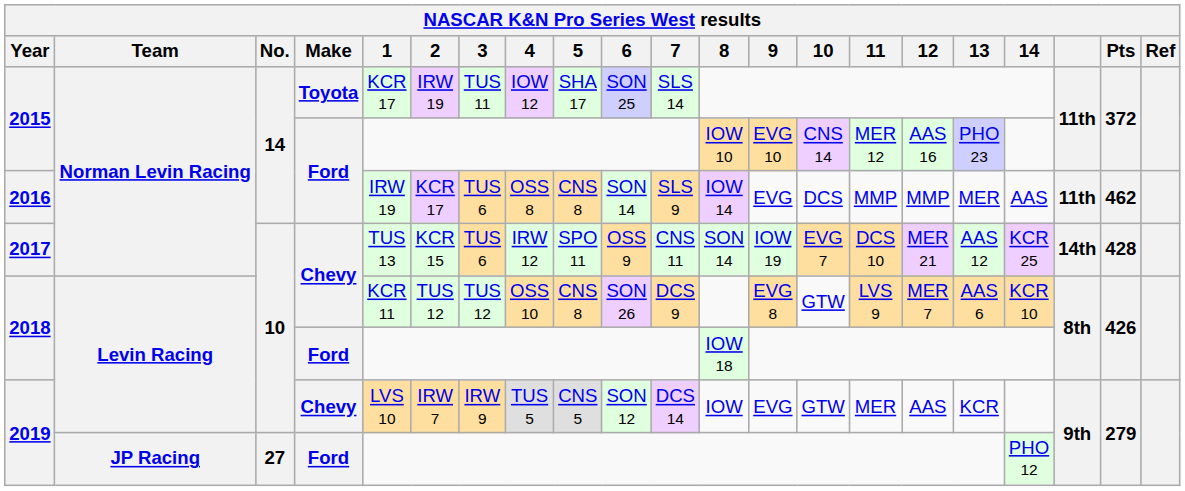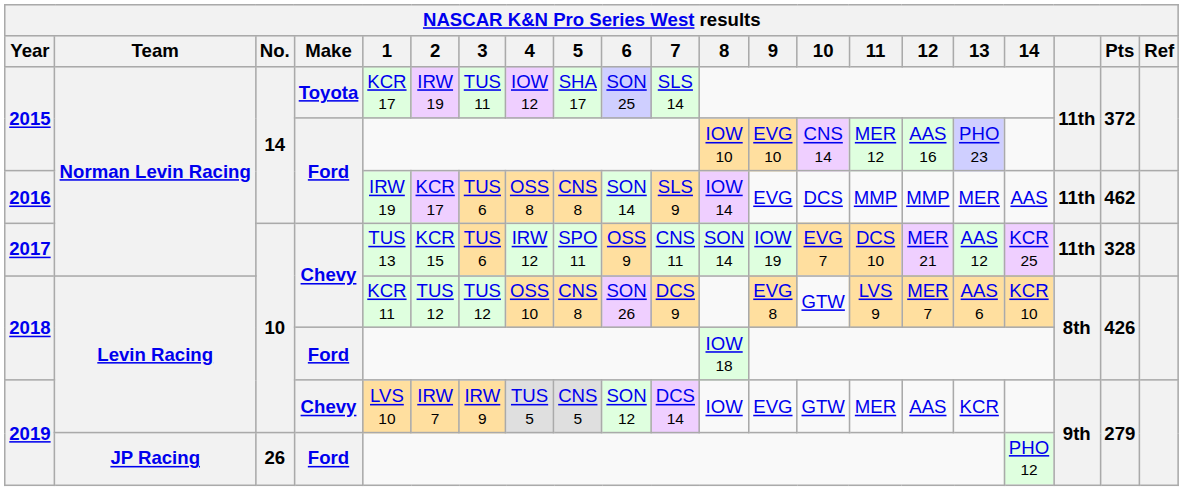(1077, 249) 14th -> (1077, 249) 11th
(1121, 249) 428 -> (1120, 249) 328
(275, 459) 27 -> (275, 459) 26
